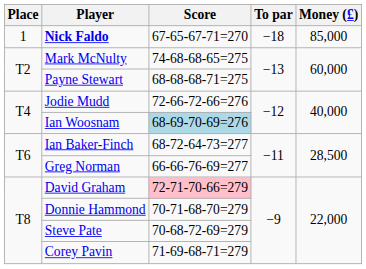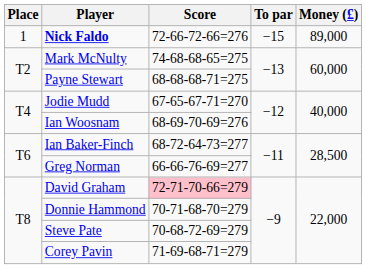(200, 36) 67-65-67-71=270 -> (200, 36) 72-66-72-66=276
(273, 36) −18 -> (273, 36) −15
(329, 36) 85,000 -> (329, 36) 89,000
(200, 101) 72-66-72-66=276 -> (200, 101) 67-65-67-71=270
(200, 123) lightblue background -> (200, 123) no background
